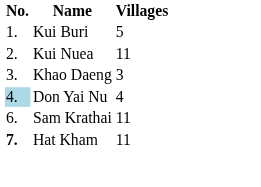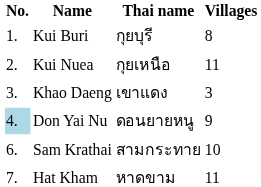+ column: (158, 10)
(120, 32) 5 -> (209, 35) 8
(120, 97) 4 -> (209, 121) 9
(123, 118) 11 -> (213, 149) 10
(12, 140) bold -> (12, 177) normal
